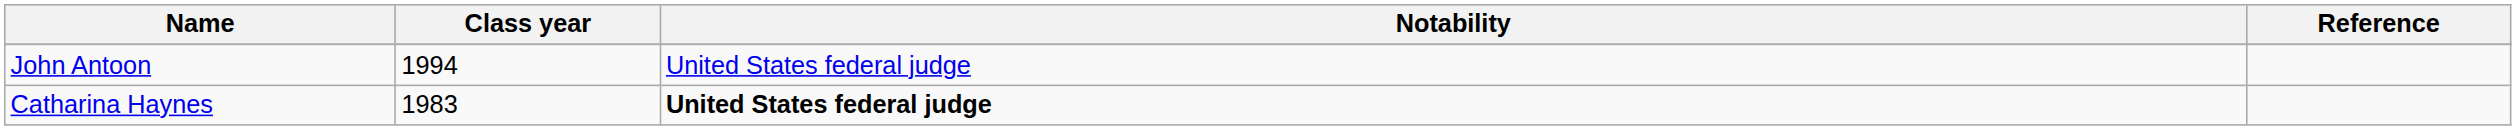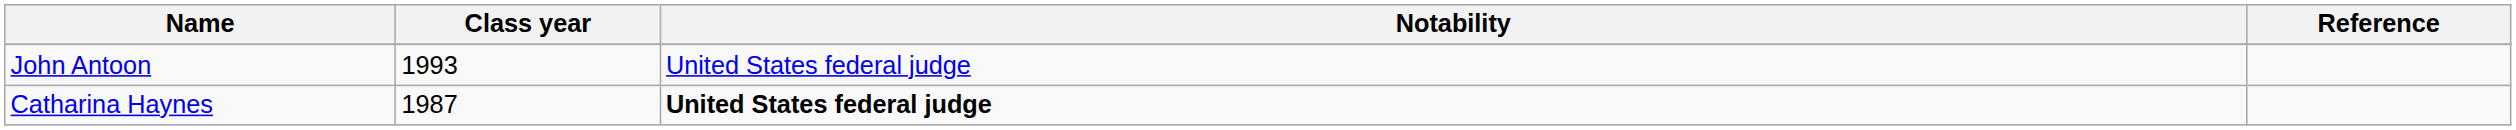(430, 64) 1994 -> (430, 64) 1993
(430, 104) 1983 -> (430, 104) 1987
